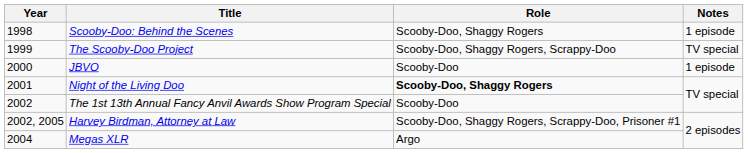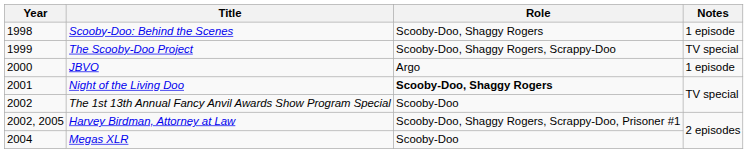(427, 67) Scooby-Doo -> (408, 67) Argo
(408, 139) Argo -> (427, 139) Scooby-Doo
